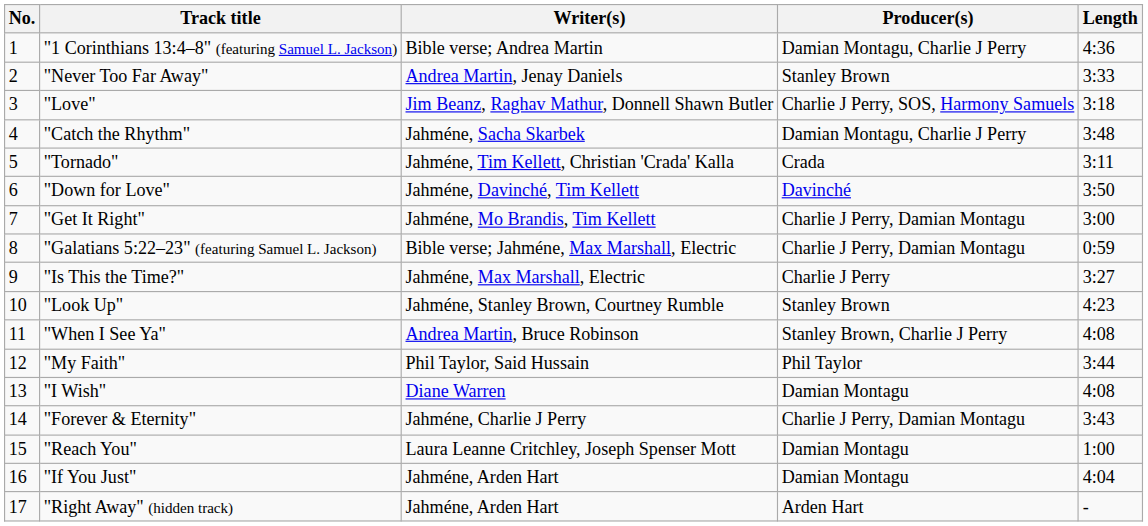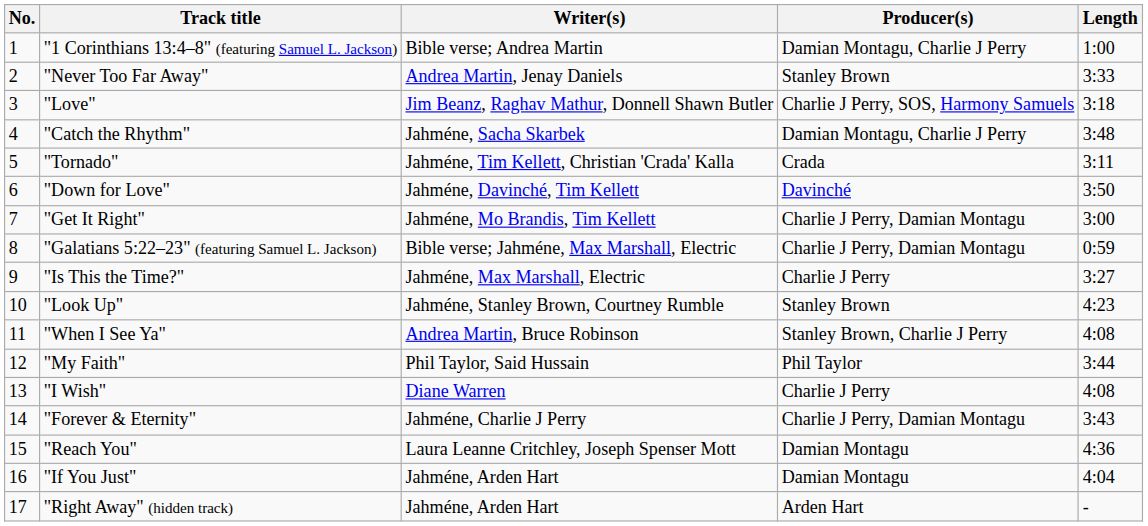(1099, 47) 4:36 -> (1099, 47) 1:00
(845, 391) Damian Montagu -> (836, 391) Charlie J Perry
(1099, 448) 1:00 -> (1099, 448) 4:36
